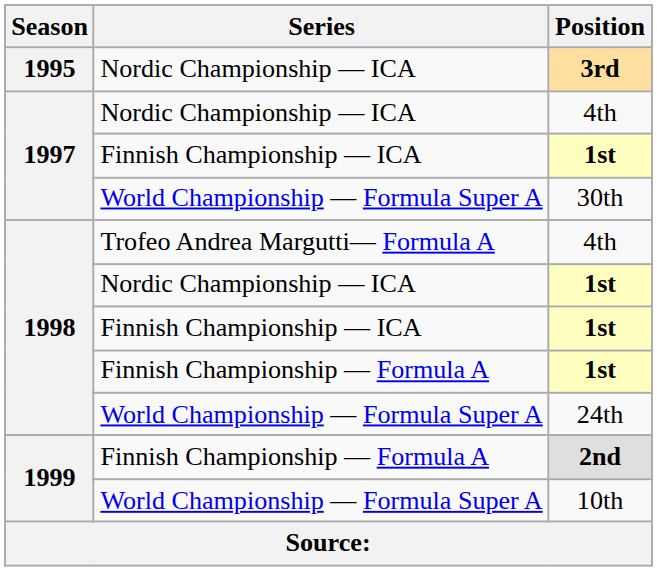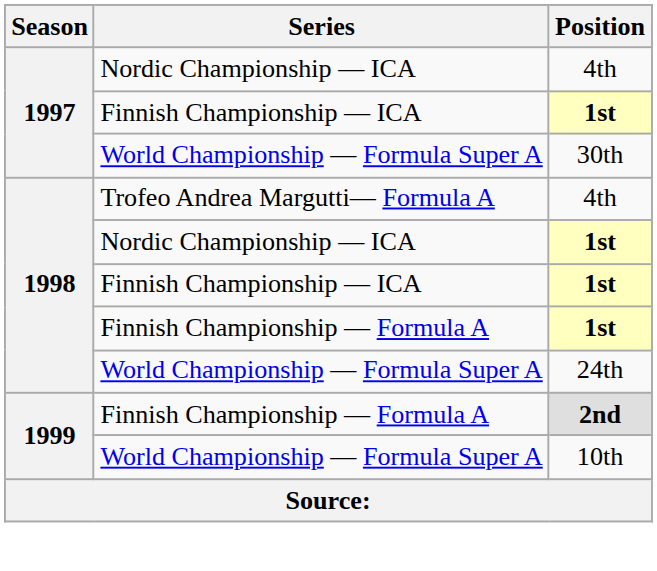- row: (258, 68)
